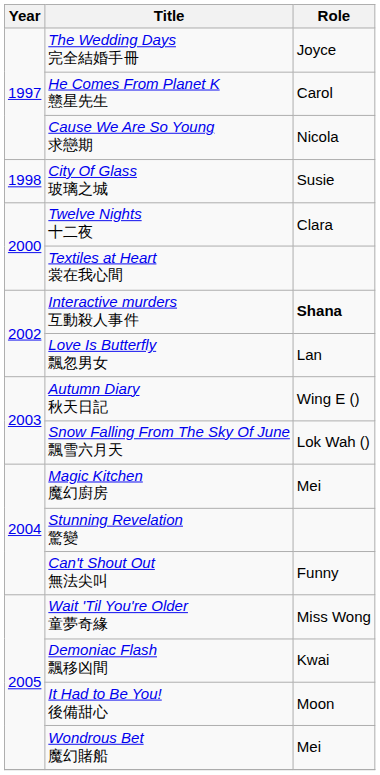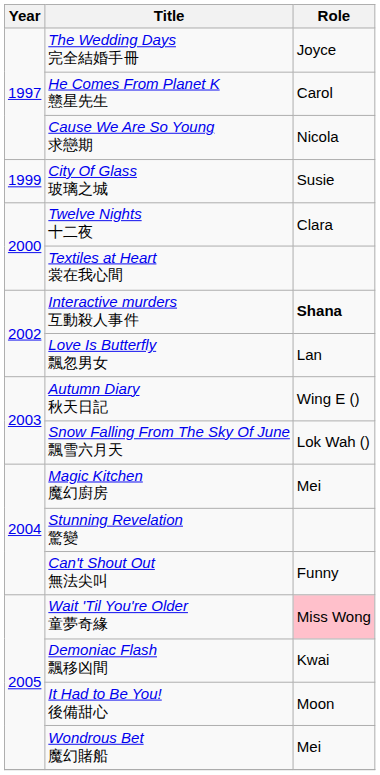(25, 180) 1998 -> (25, 180) 1999
(334, 616) no background -> (334, 616) pink background
